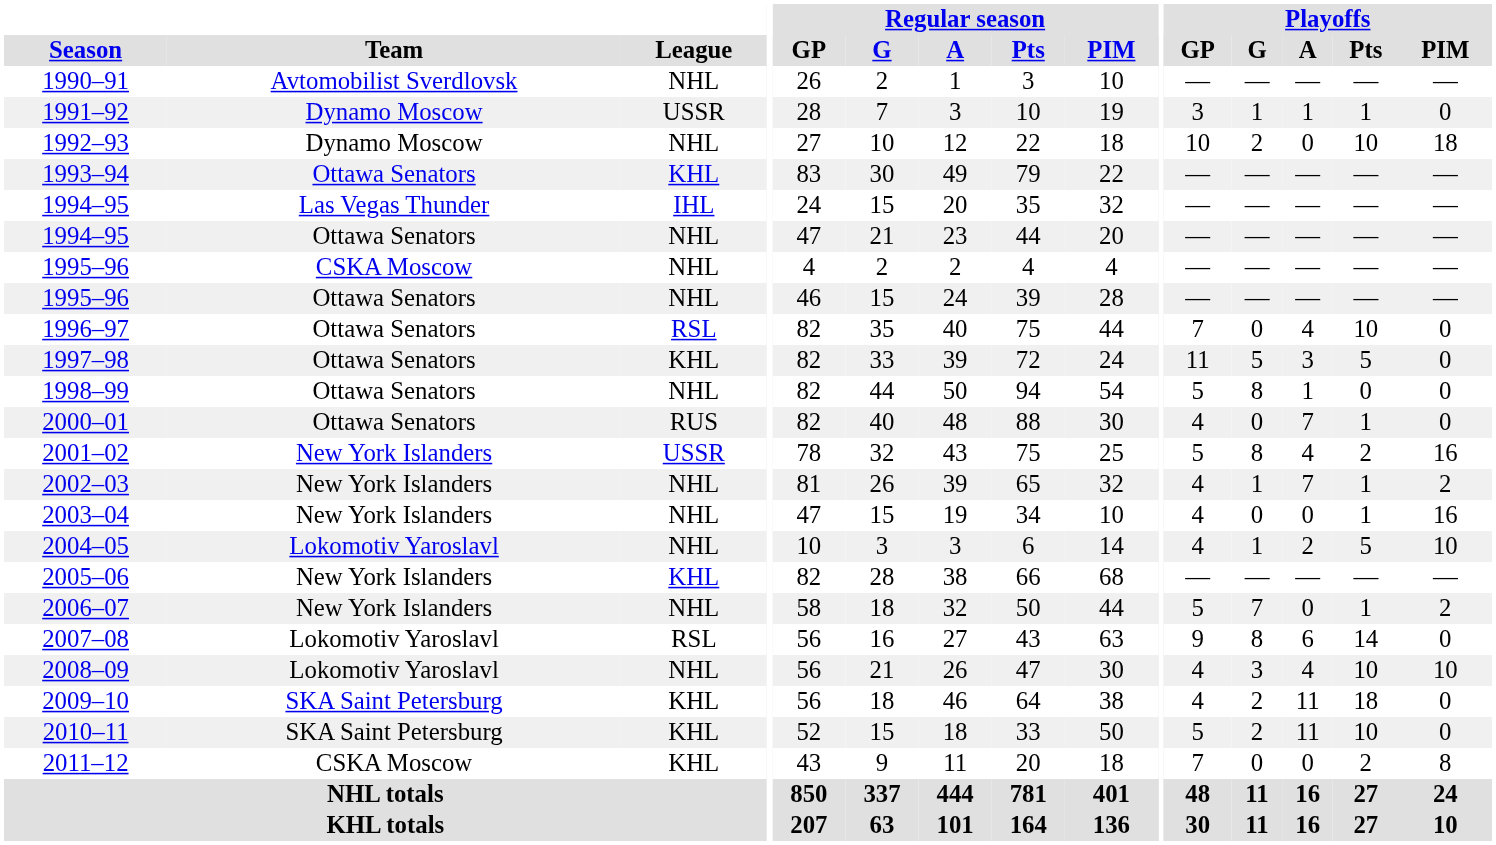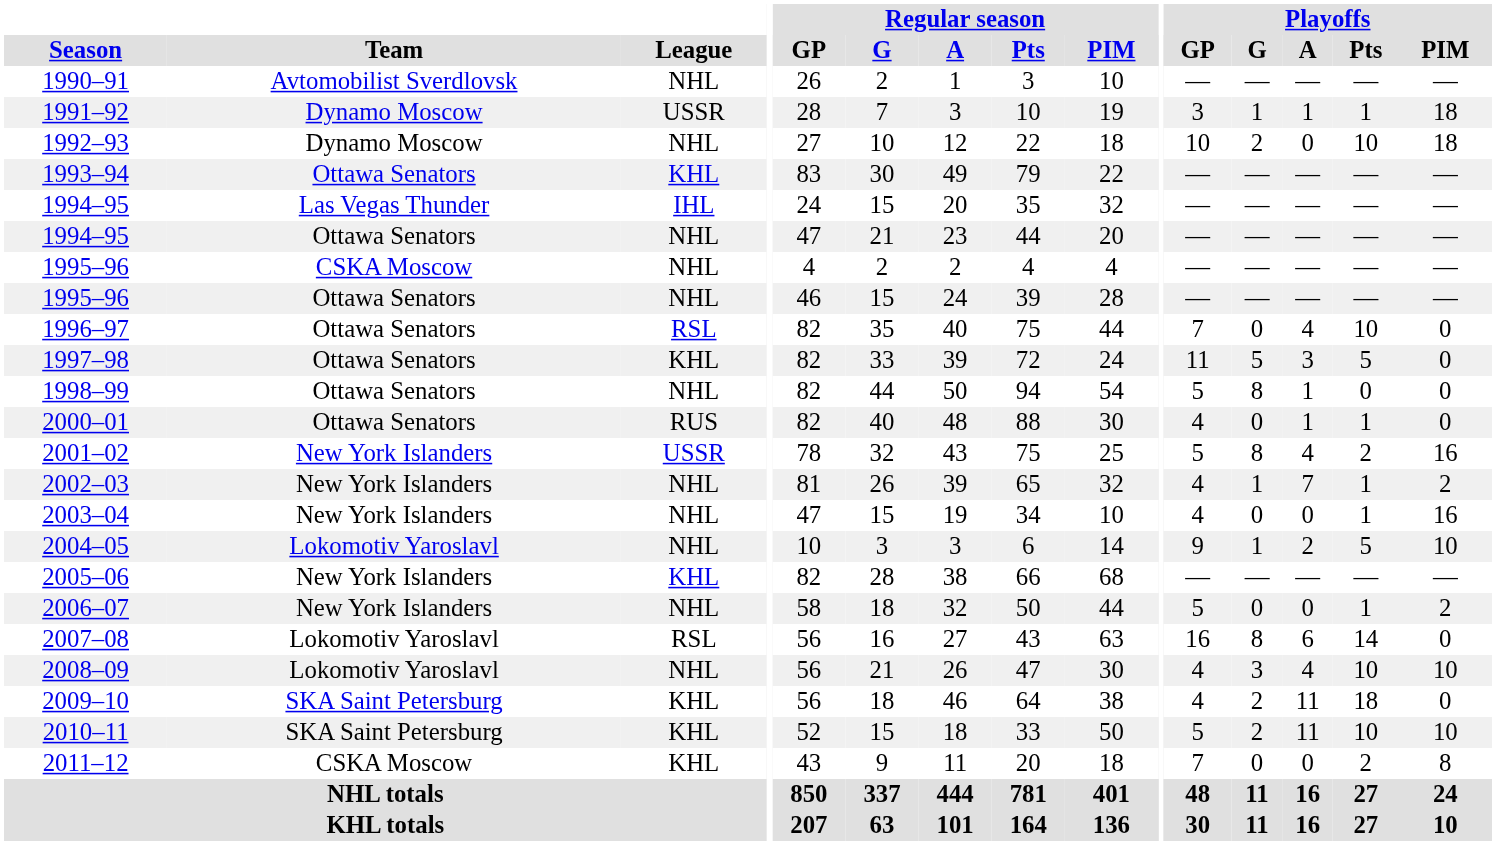(1445, 112) 0 -> (1445, 112) 18
(1308, 422) 7 -> (1308, 422) 1
(1198, 546) 4 -> (1198, 546) 9
(1257, 608) 7 -> (1257, 608) 0
(1198, 639) 9 -> (1198, 639) 16
(1445, 732) 0 -> (1445, 732) 10
